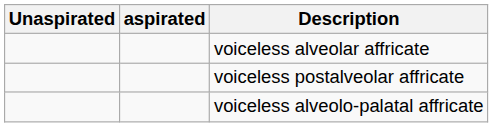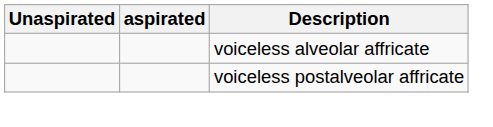- row: (349, 106)
